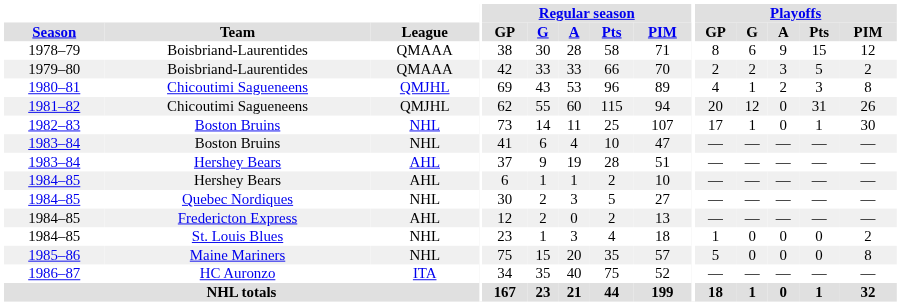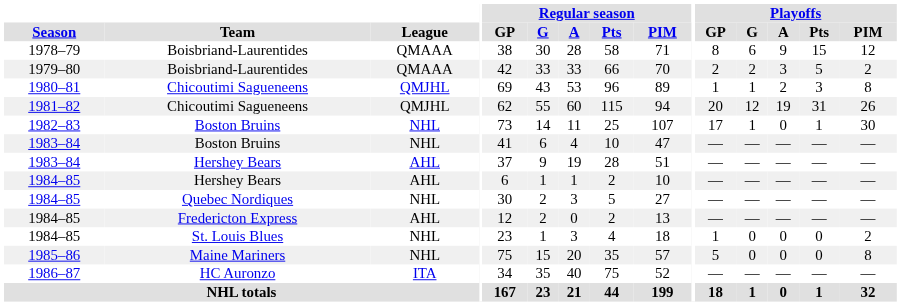(716, 87) 4 -> (716, 87) 1
(783, 106) 0 -> (783, 106) 19
